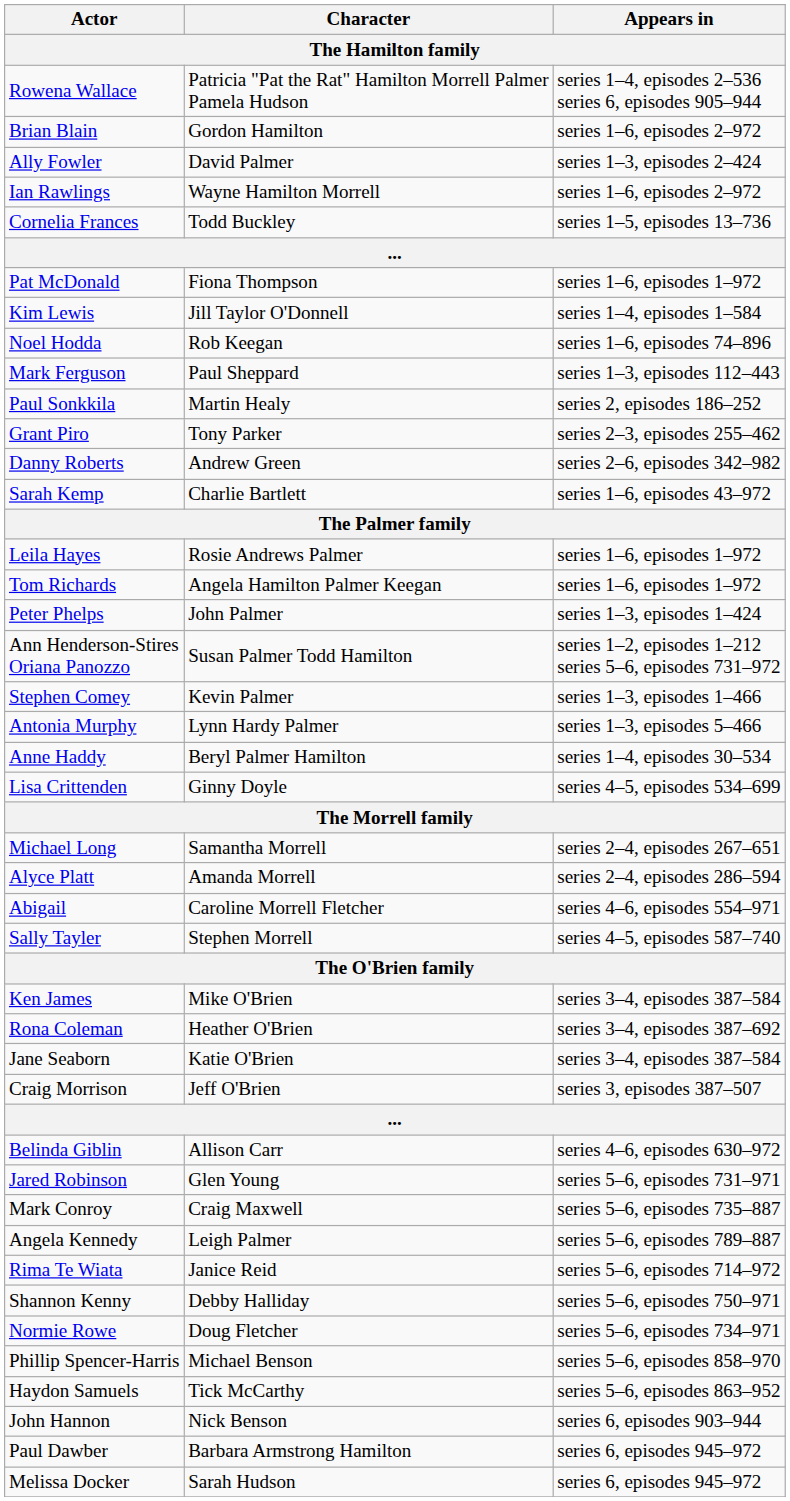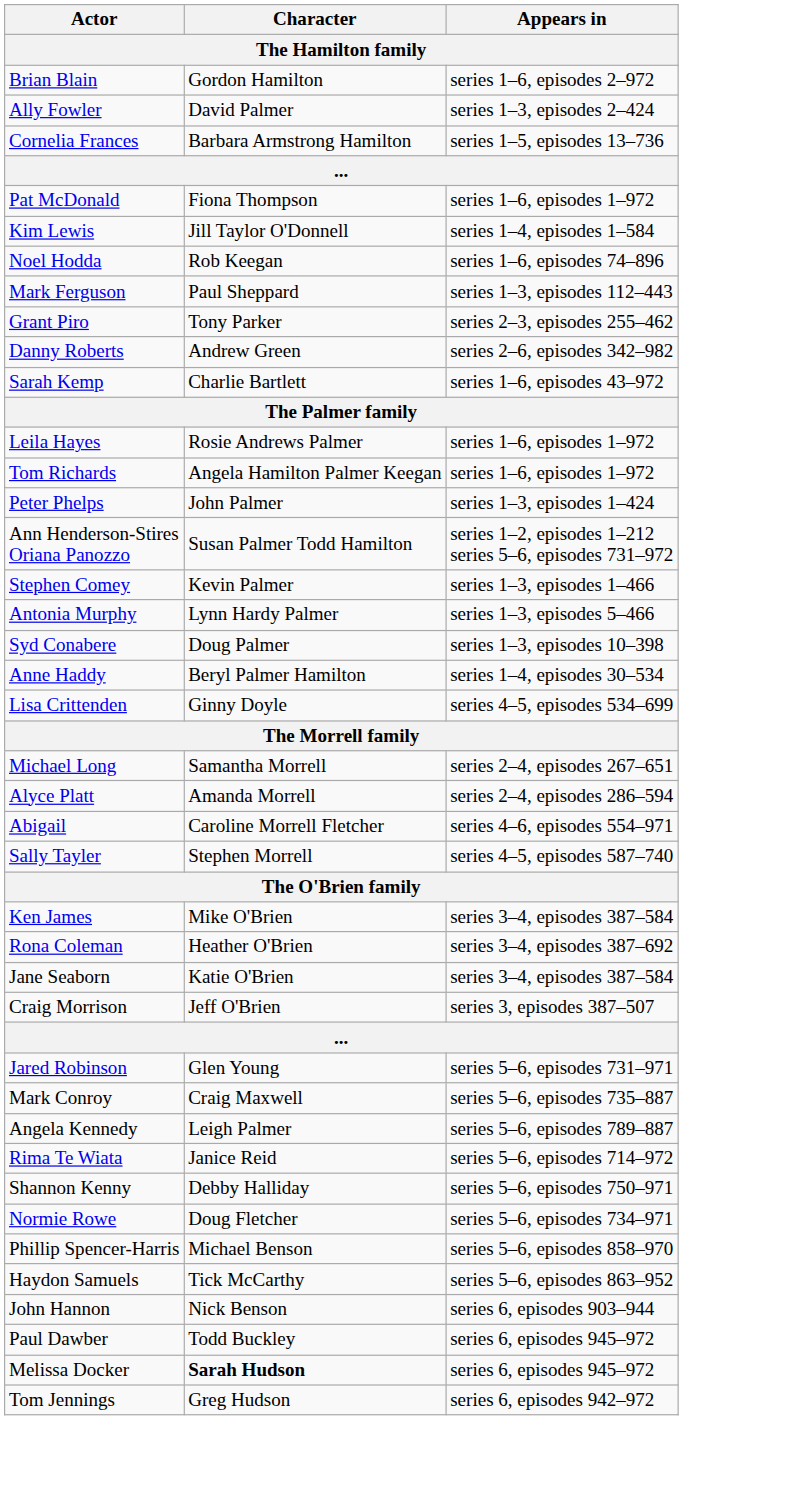- row: (73, 90)
- row: (59, 191)
(242, 222) Todd Buckley -> (300, 140) Barbara Armstrong Hamilton
- row: (62, 403)
+ row: (63, 644)
- row: (65, 1149)
(300, 1451) Barbara Armstrong Hamilton -> (242, 1339) Todd Buckley
(242, 1481) normal -> (247, 1369) bold
+ row: (62, 1399)
